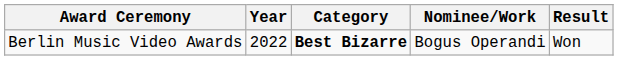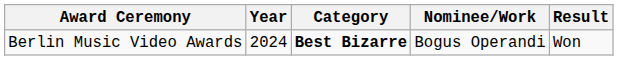(269, 43) 2022 -> (269, 43) 2024
